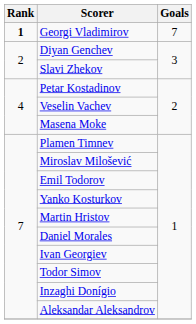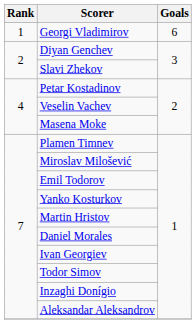(21, 32) bold -> (21, 32) normal
(175, 32) 7 -> (175, 32) 6
